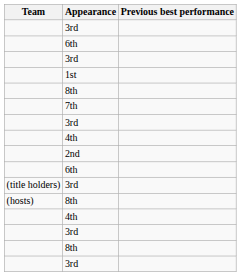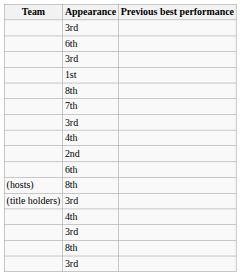rows swapped: (20, 201) <-> (33, 185)
